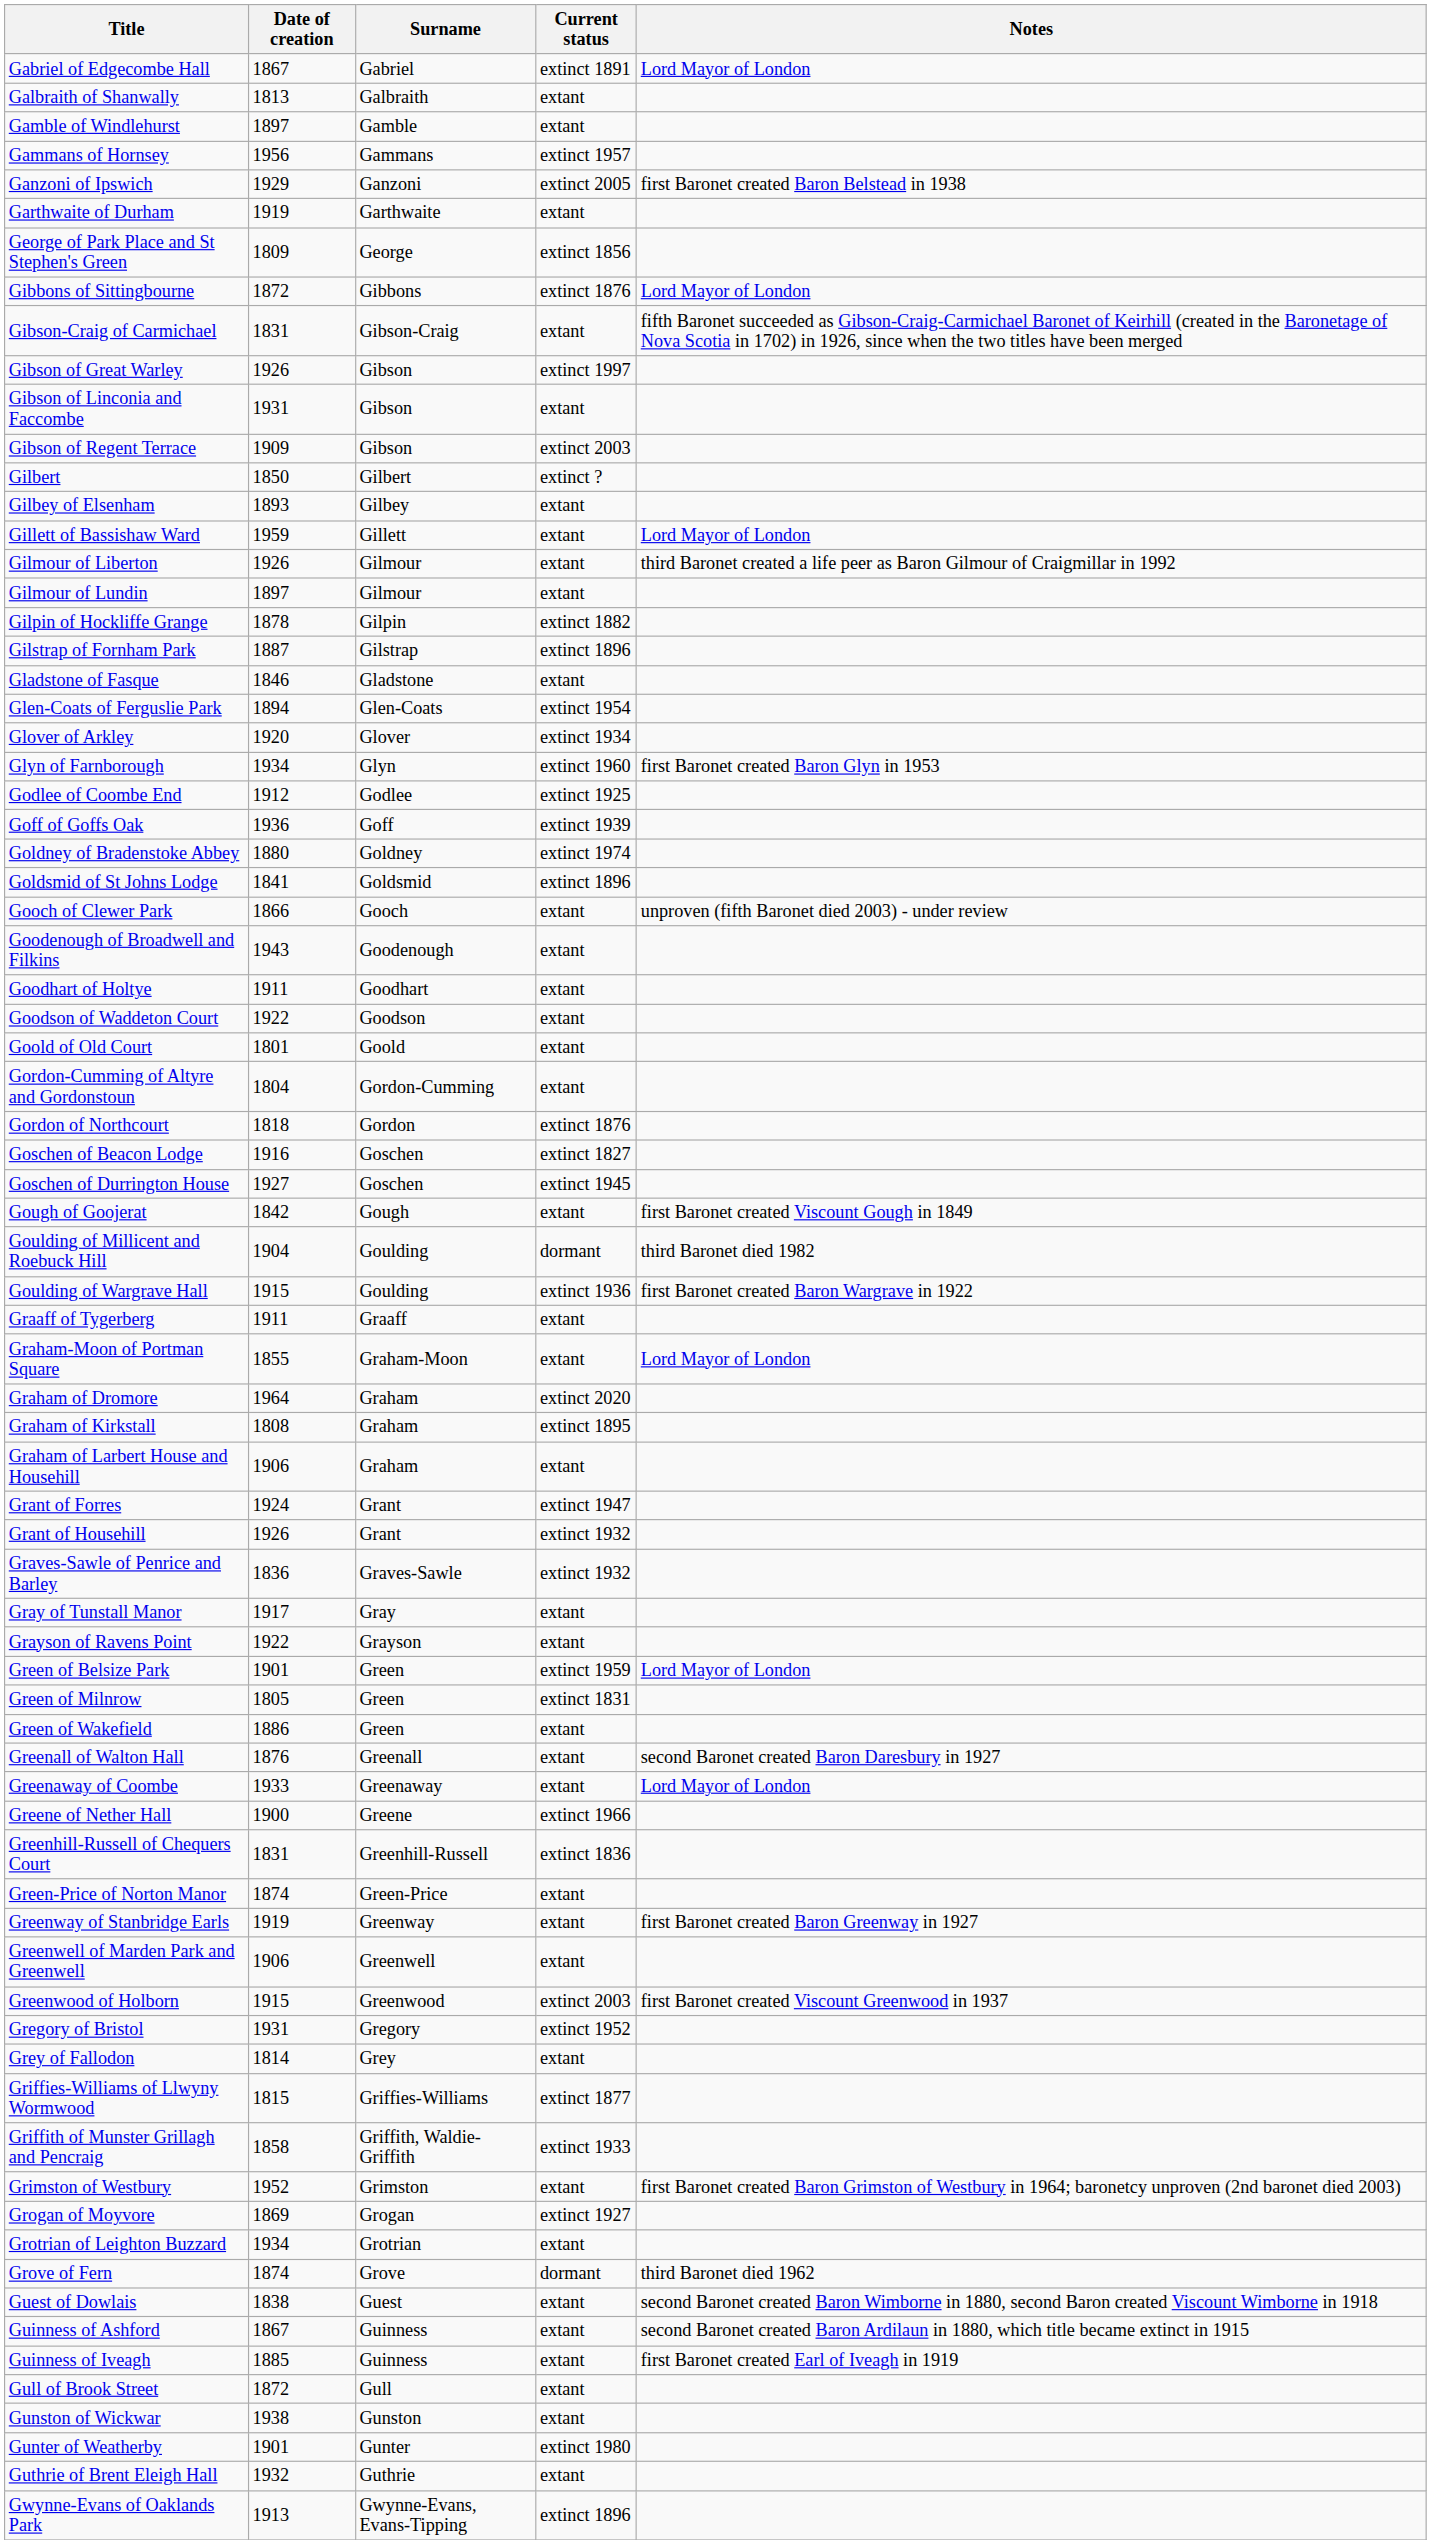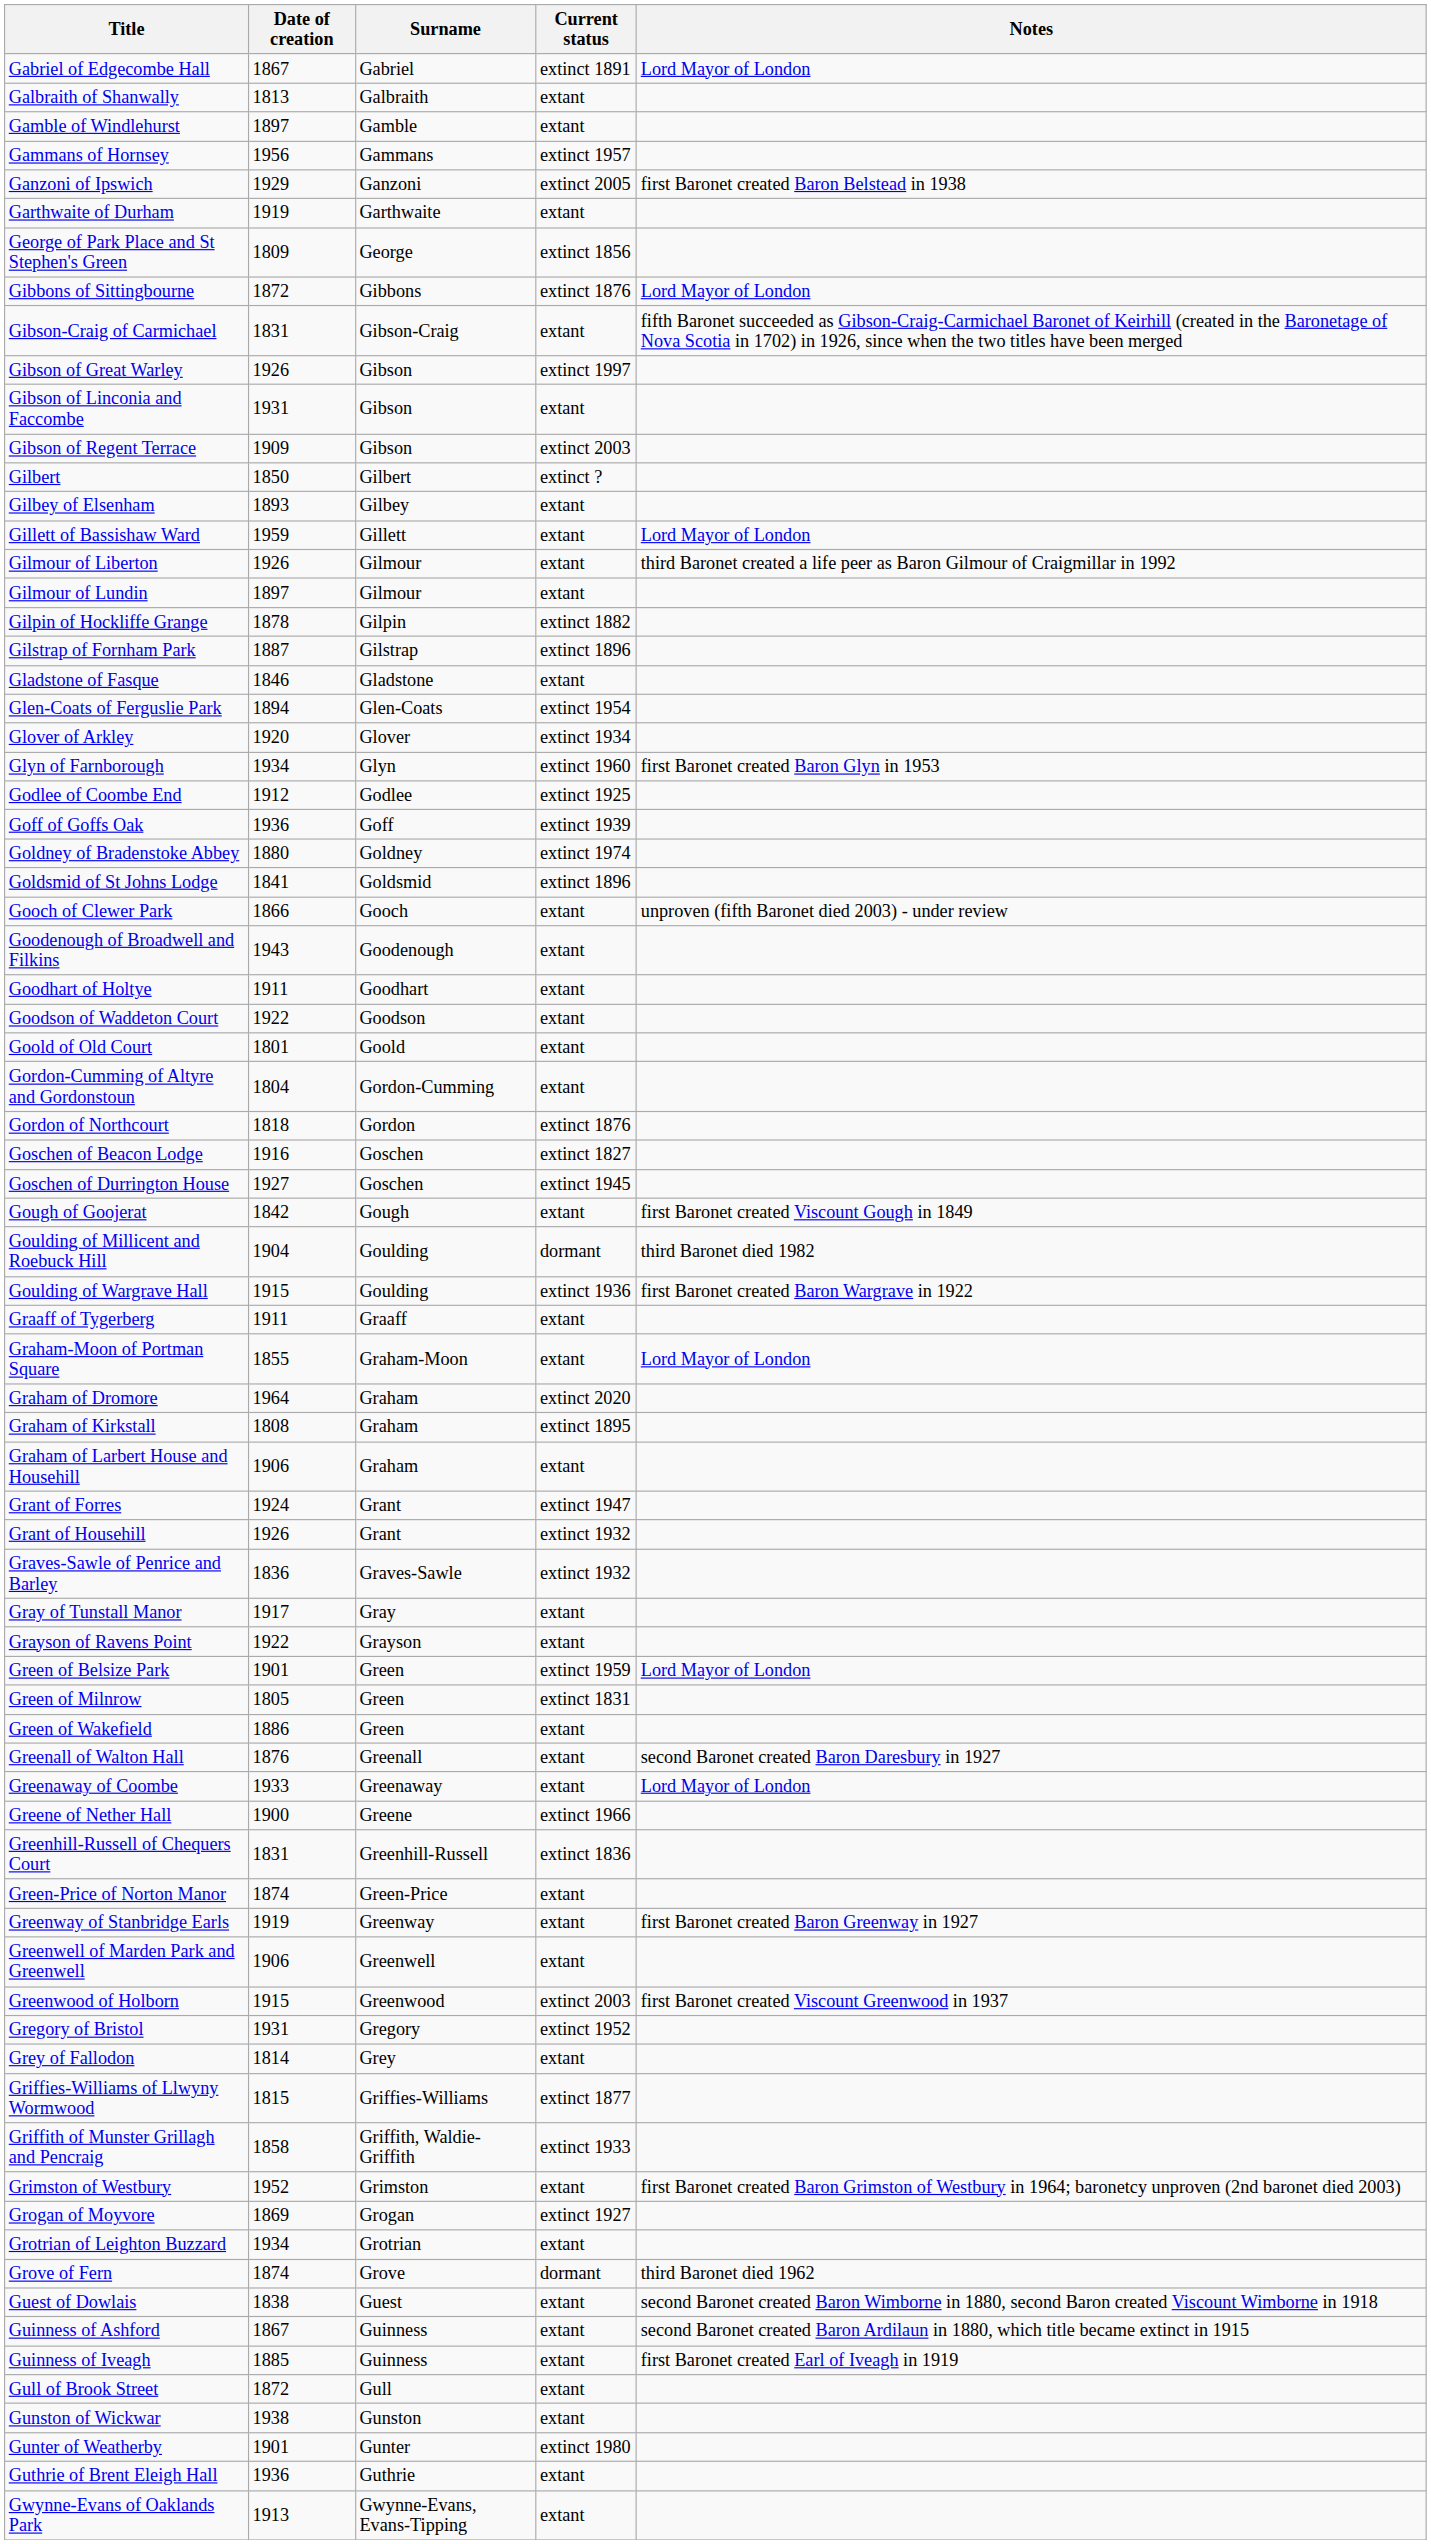(271, 2475) 1932 -> (271, 2475) 1936
(585, 2514) extinct 1896 -> (562, 2514) extant
